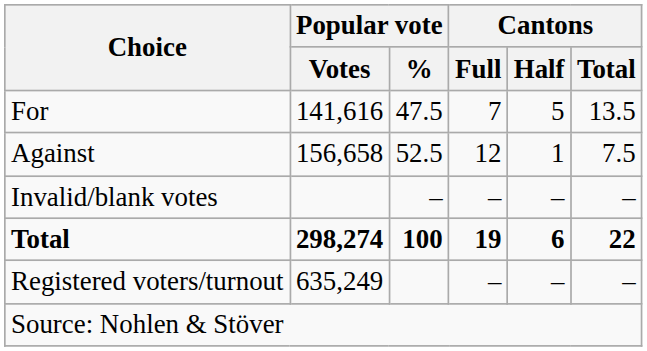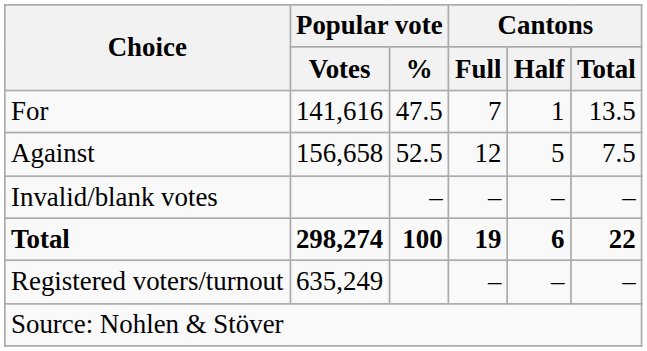(558, 111) 5 -> (558, 111) 1
(558, 153) 1 -> (558, 153) 5
